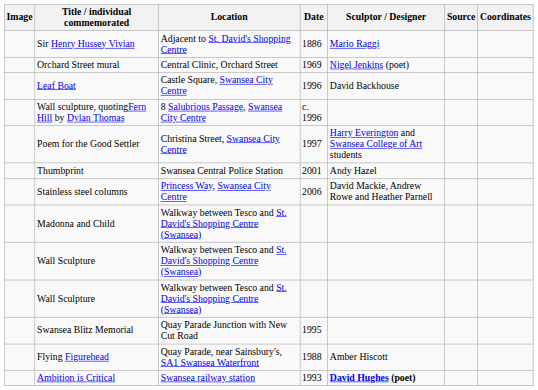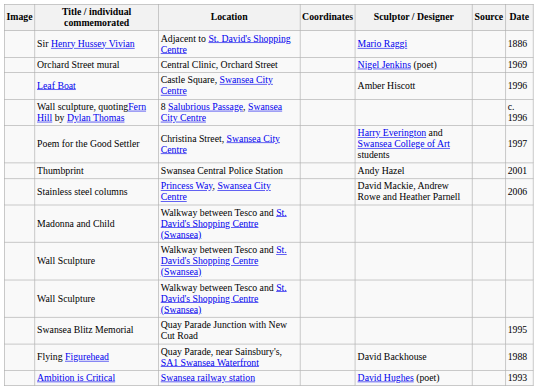columns swapped: (314, 17) <-> (505, 17)
(364, 86) David Backhouse -> (386, 86) Amber Hiscott
(359, 357) Amber Hiscott -> (392, 357) David Backhouse
(373, 378) bold -> (399, 378) normal
